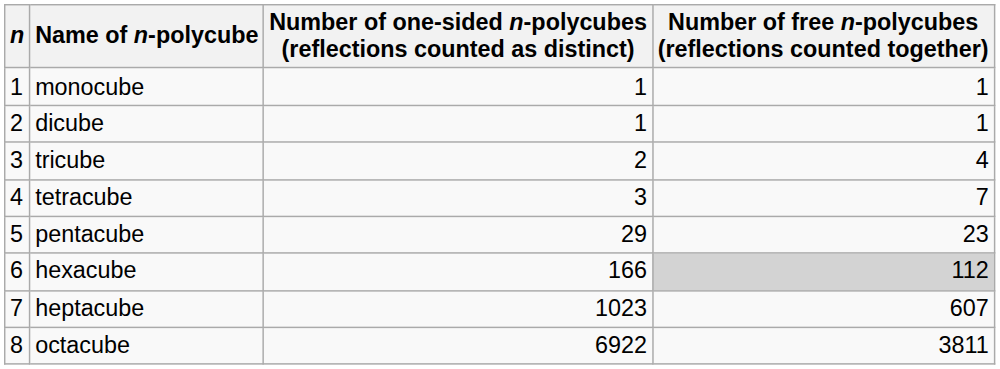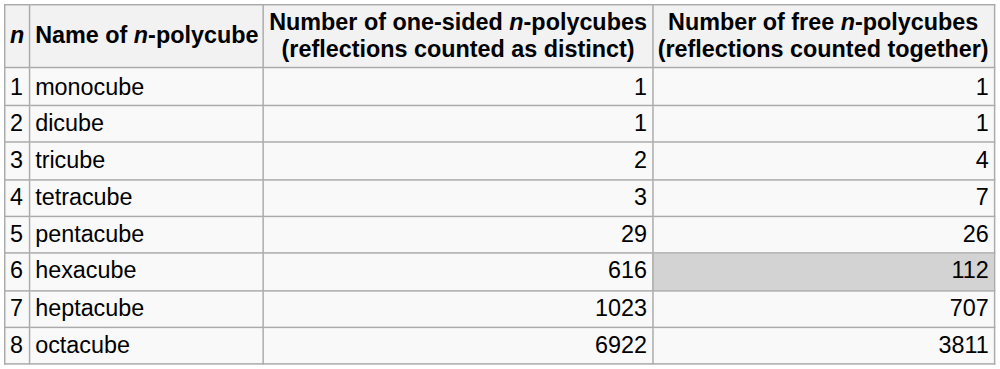(976, 234) 23 -> (976, 234) 26
(627, 271) 166 -> (627, 271) 616
(969, 308) 607 -> (969, 308) 707
